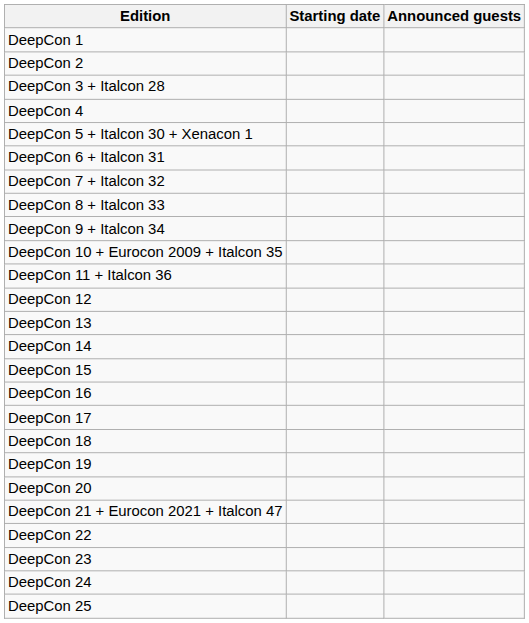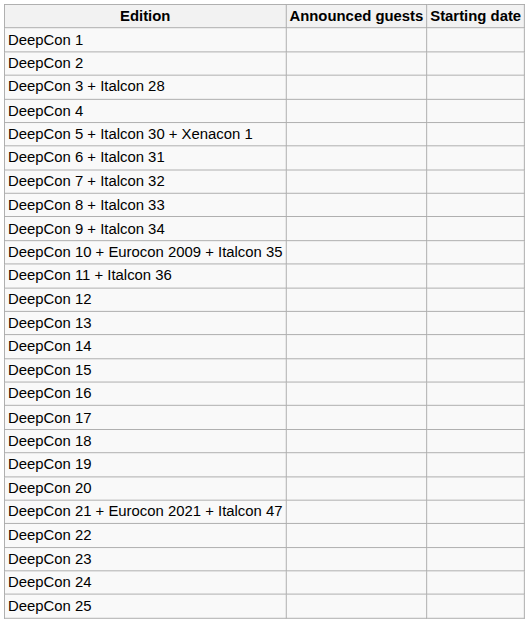columns swapped: (335, 16) <-> (454, 16)
